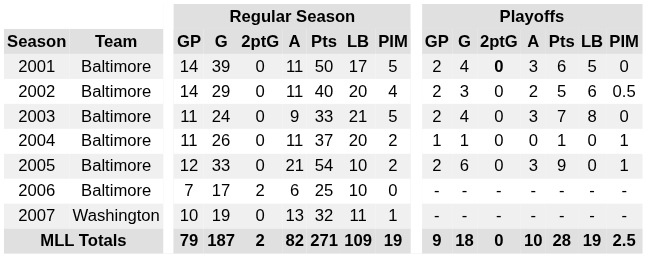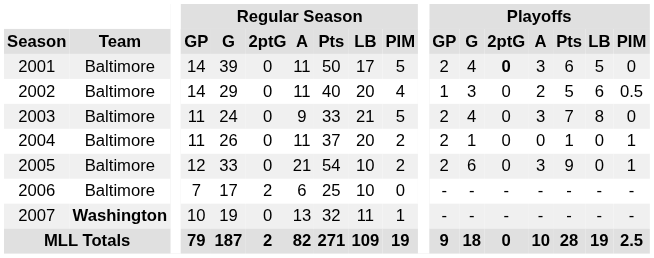(437, 91) 2 -> (444, 91) 1
(437, 141) 1 -> (444, 141) 2
(116, 216) normal -> (120, 216) bold
